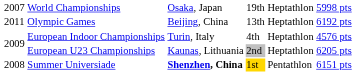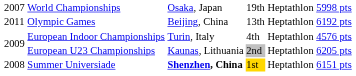(290, 65) Pentathlon -> (290, 65) Heptathlon
